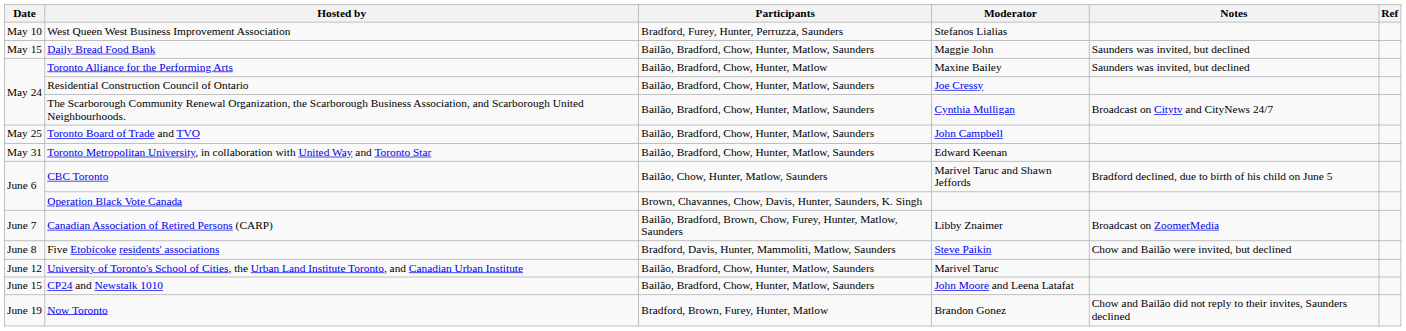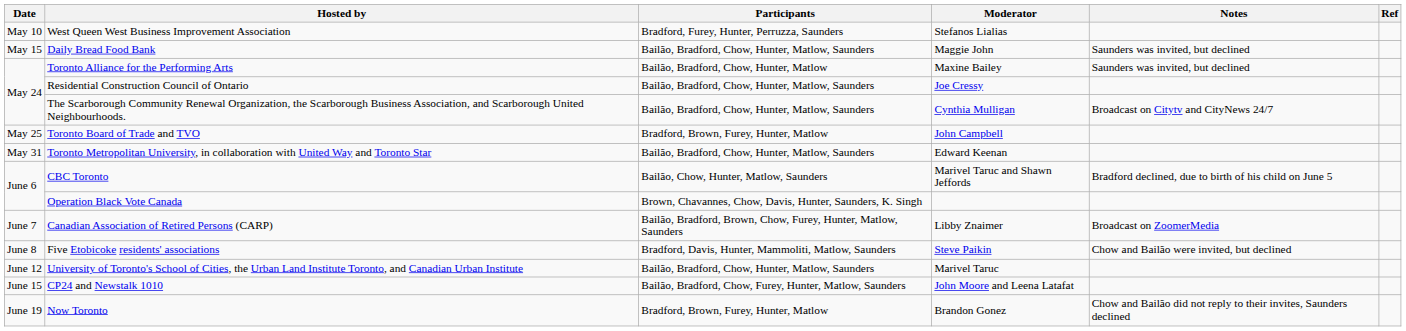(758, 134) Bailão, Bradford, Chow, Hunter, Matlow, Saunders -> (735, 134) Bradford, Brown, Furey, Hunter, Matlow
(758, 286) Bailão, Bradford, Chow, Hunter, Matlow, Saunders -> (773, 286) Bailão, Bradford, Chow, Furey, Hunter, Matlow, Saunders
